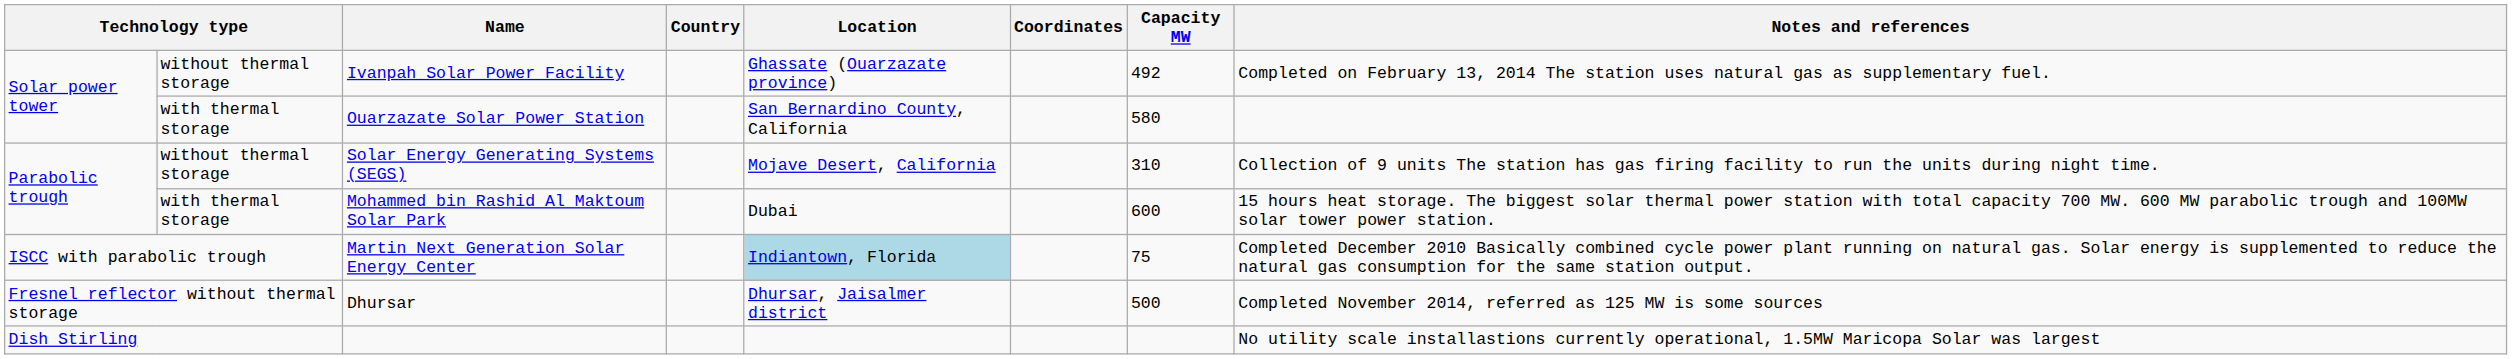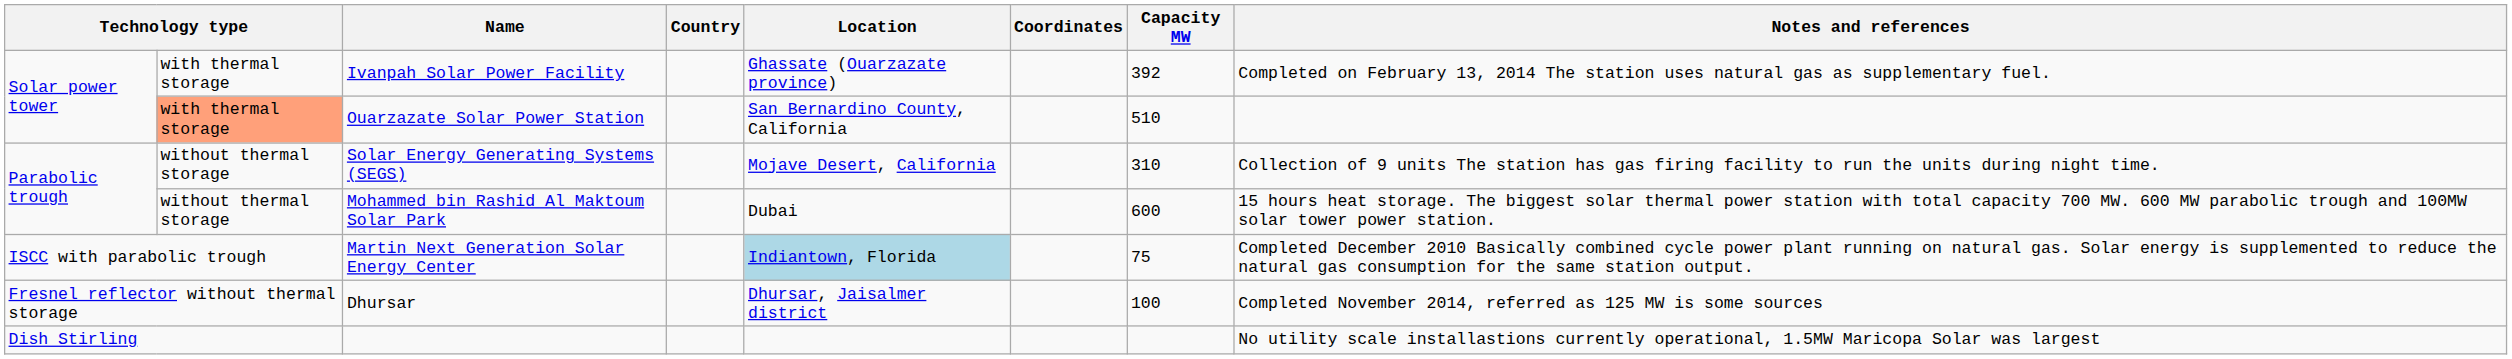(235, 74) without thermal storage -> (220, 74) with thermal storage
(1146, 74) 492 -> (1146, 74) 392
(220, 120) no background -> (220, 120) lightsalmon background
(1146, 120) 580 -> (1146, 120) 510
(220, 211) with thermal storage -> (235, 211) without thermal storage
(1146, 303) 500 -> (1146, 303) 100
